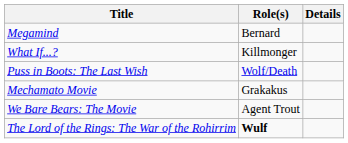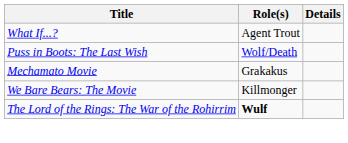- row: (33, 33)
(269, 52) Killmonger -> (271, 33) Agent Trout
(271, 109) Agent Trout -> (269, 90) Killmonger
